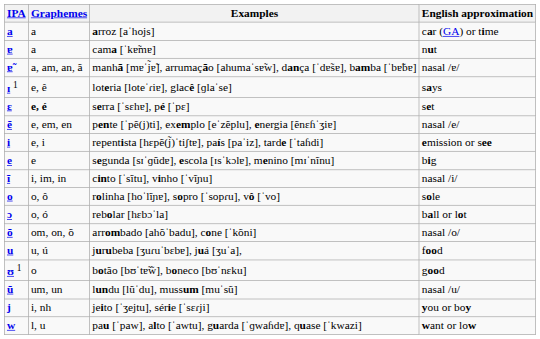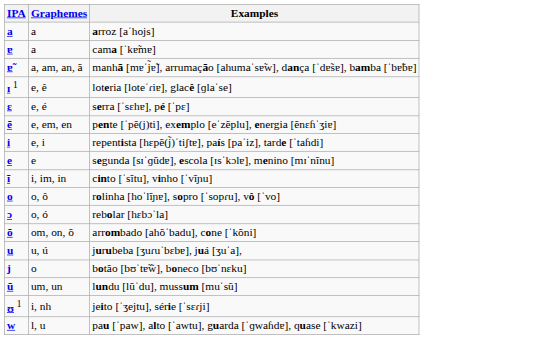- column: (477, 13)
(39, 106) bold -> (39, 106) normal
(14, 270) ʊ 1 -> (9, 268) j
(9, 307) j -> (14, 306) ʊ 1
